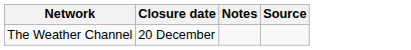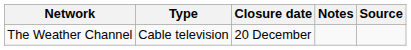+ column: (183, 14)
